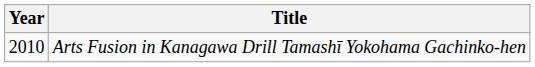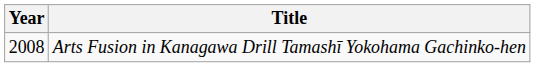(27, 47) 2010 -> (27, 47) 2008
